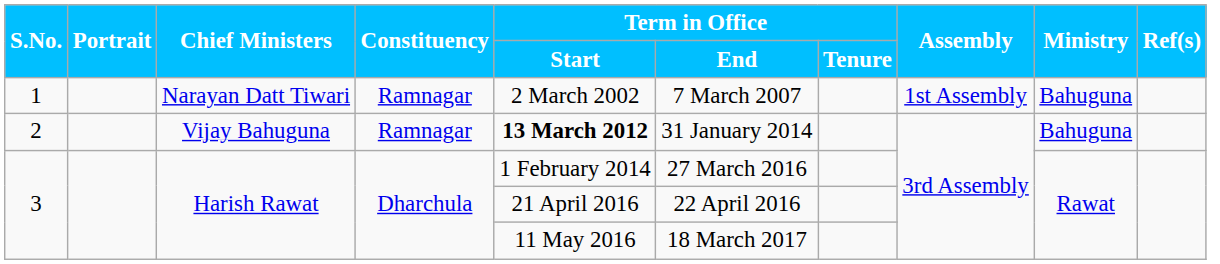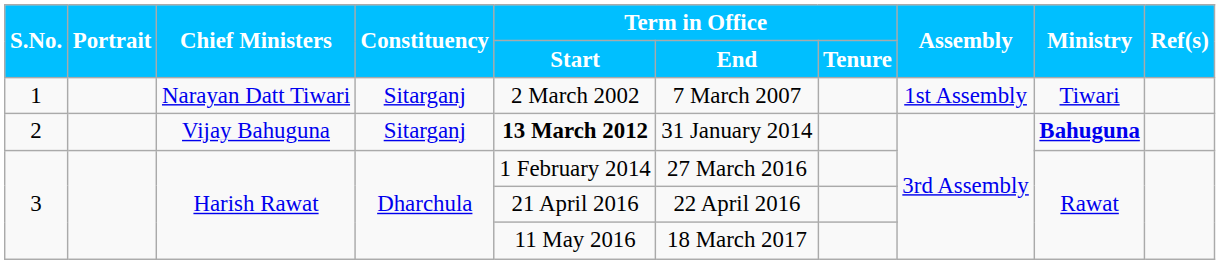(425, 95) Ramnagar -> (425, 95) Sitarganj
(1086, 95) Bahuguna -> (1090, 95) Tiwari
(425, 131) Ramnagar -> (425, 131) Sitarganj
(1086, 131) normal -> (1090, 131) bold
